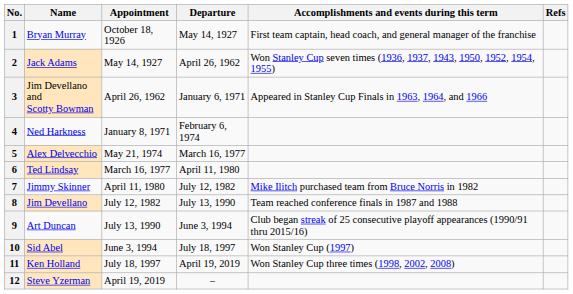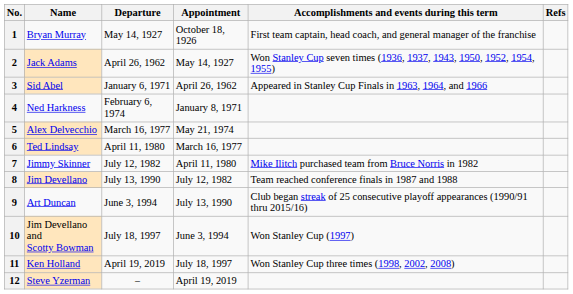columns swapped: (139, 12) <-> (212, 12)
(60, 97) Jim Devellano and Scotty Bowman -> (45, 85) Sid Abel
(45, 247) Sid Abel -> (60, 236) Jim Devellano and Scotty Bowman
